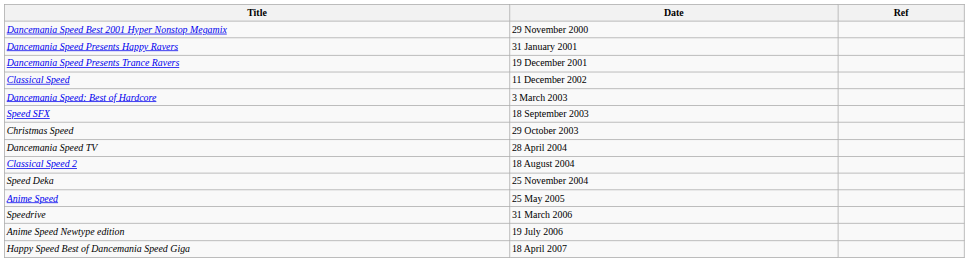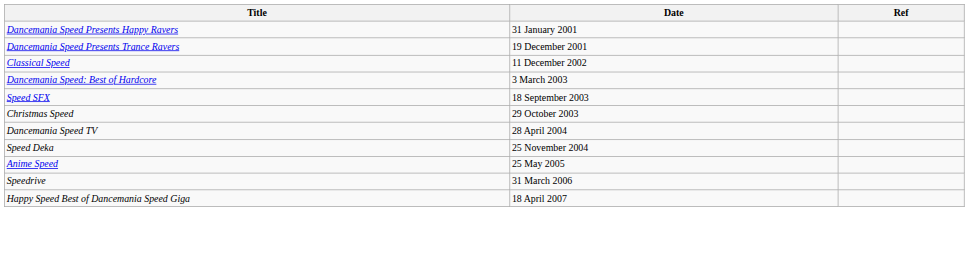- row: (117, 29)
- row: (42, 164)
- row: (66, 232)
